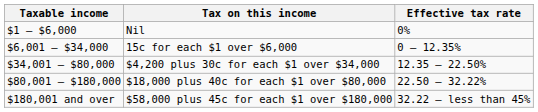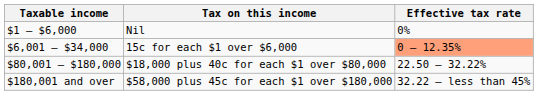(429, 47) no background -> (429, 47) lightsalmon background
- row: (253, 64)
